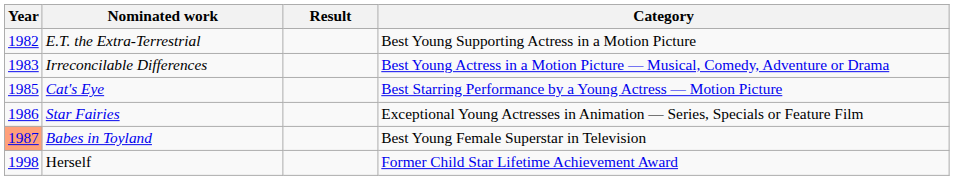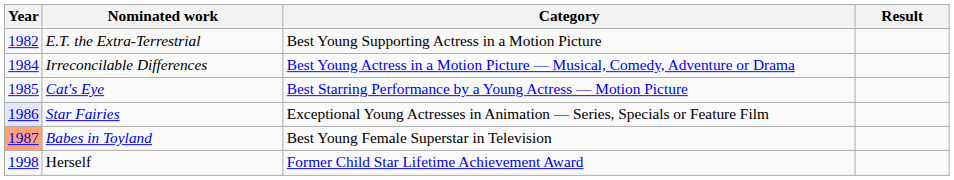columns swapped: (664, 16) <-> (331, 16)
(23, 65) 1983 -> (23, 65) 1984
(23, 114) no background -> (23, 114) lavender background
